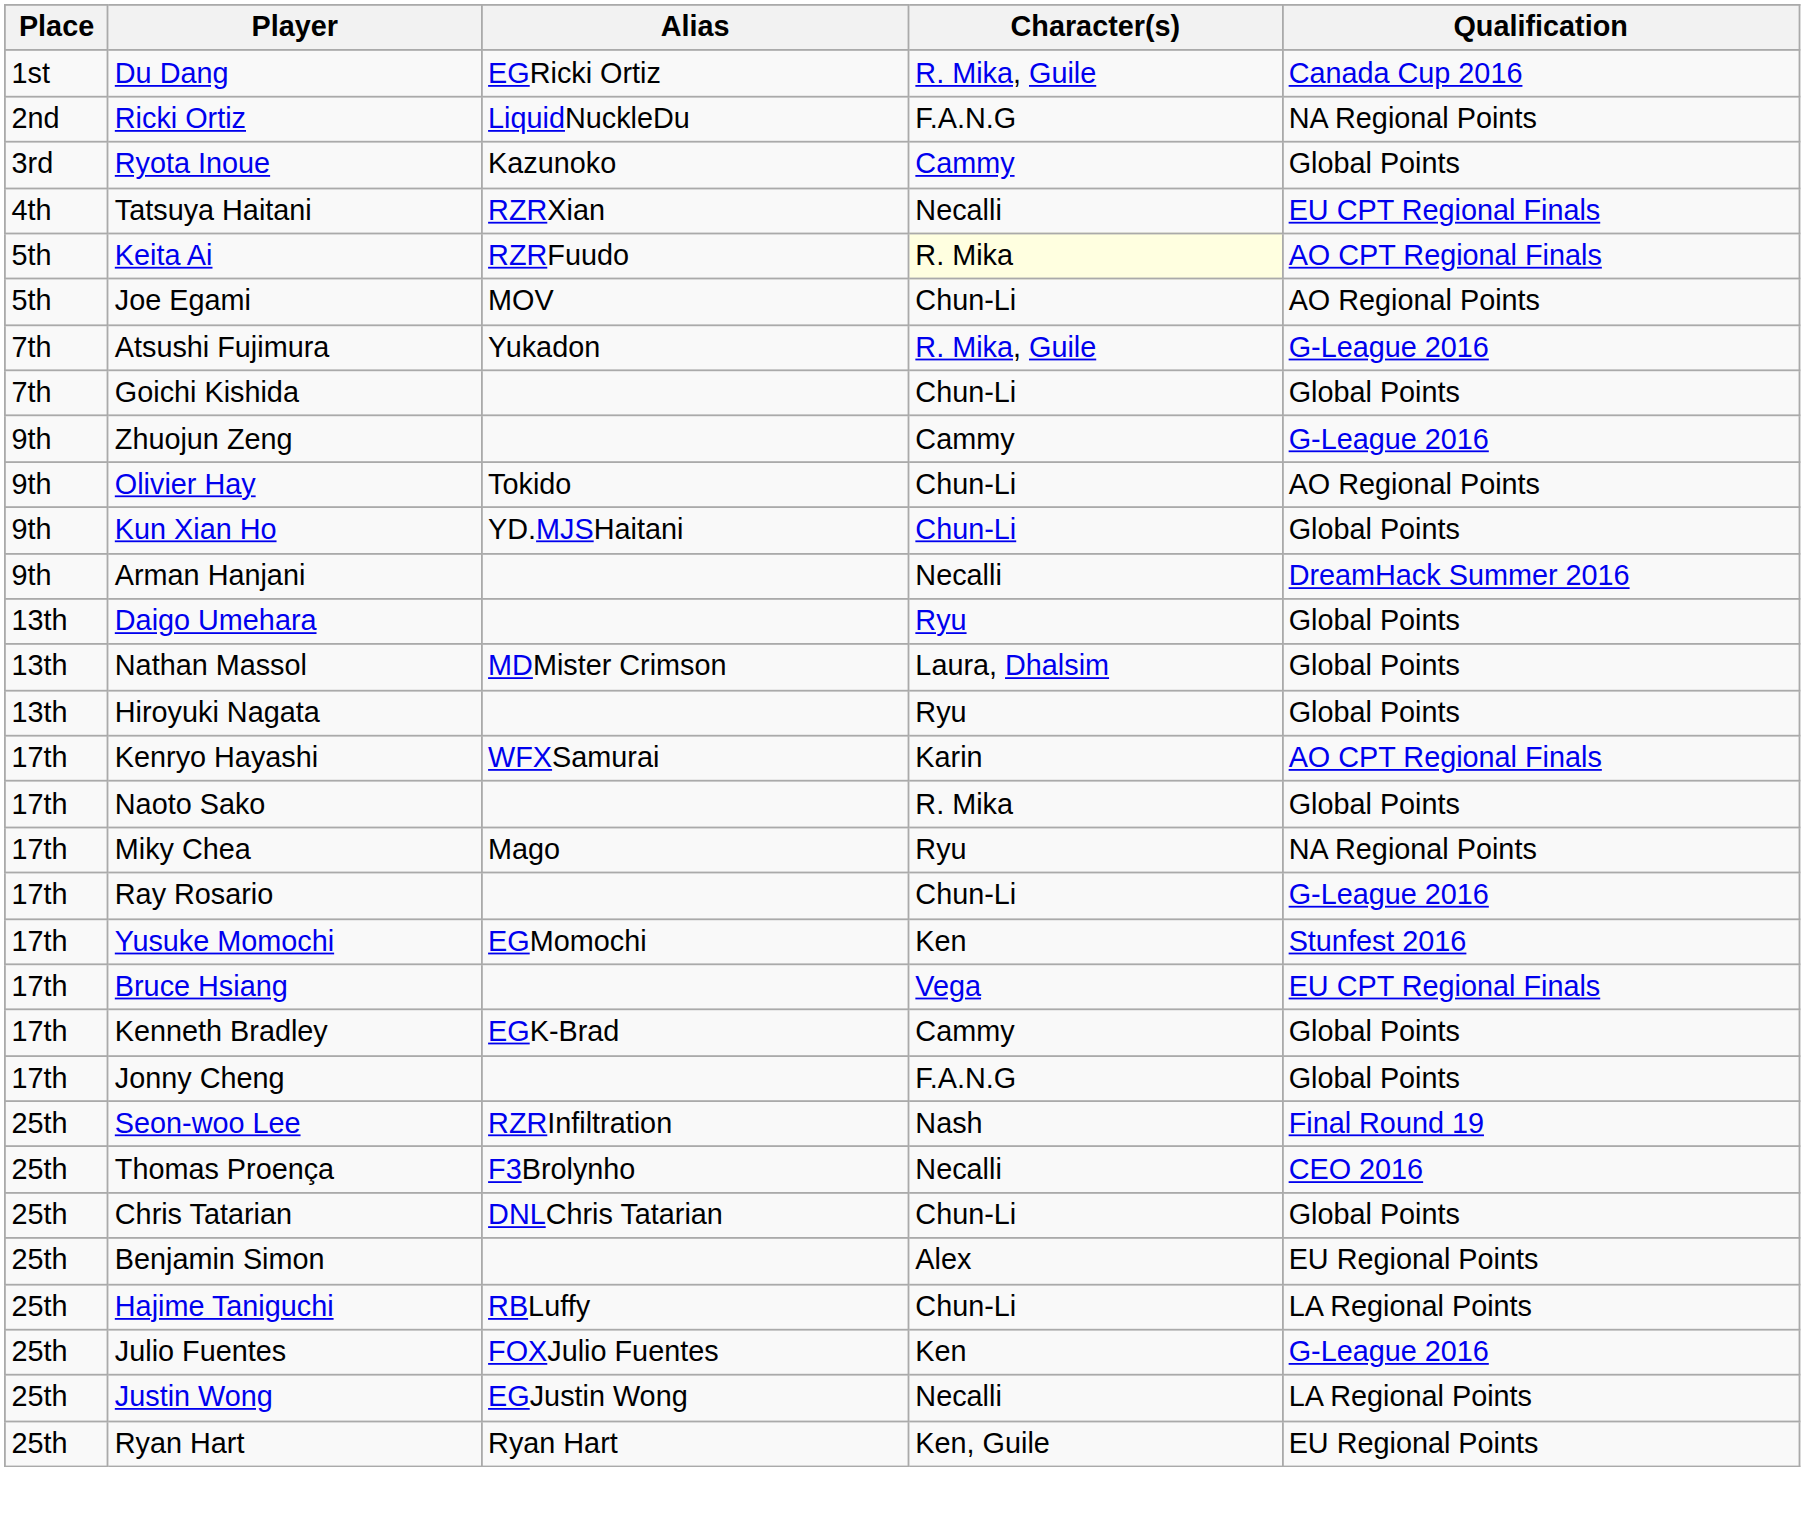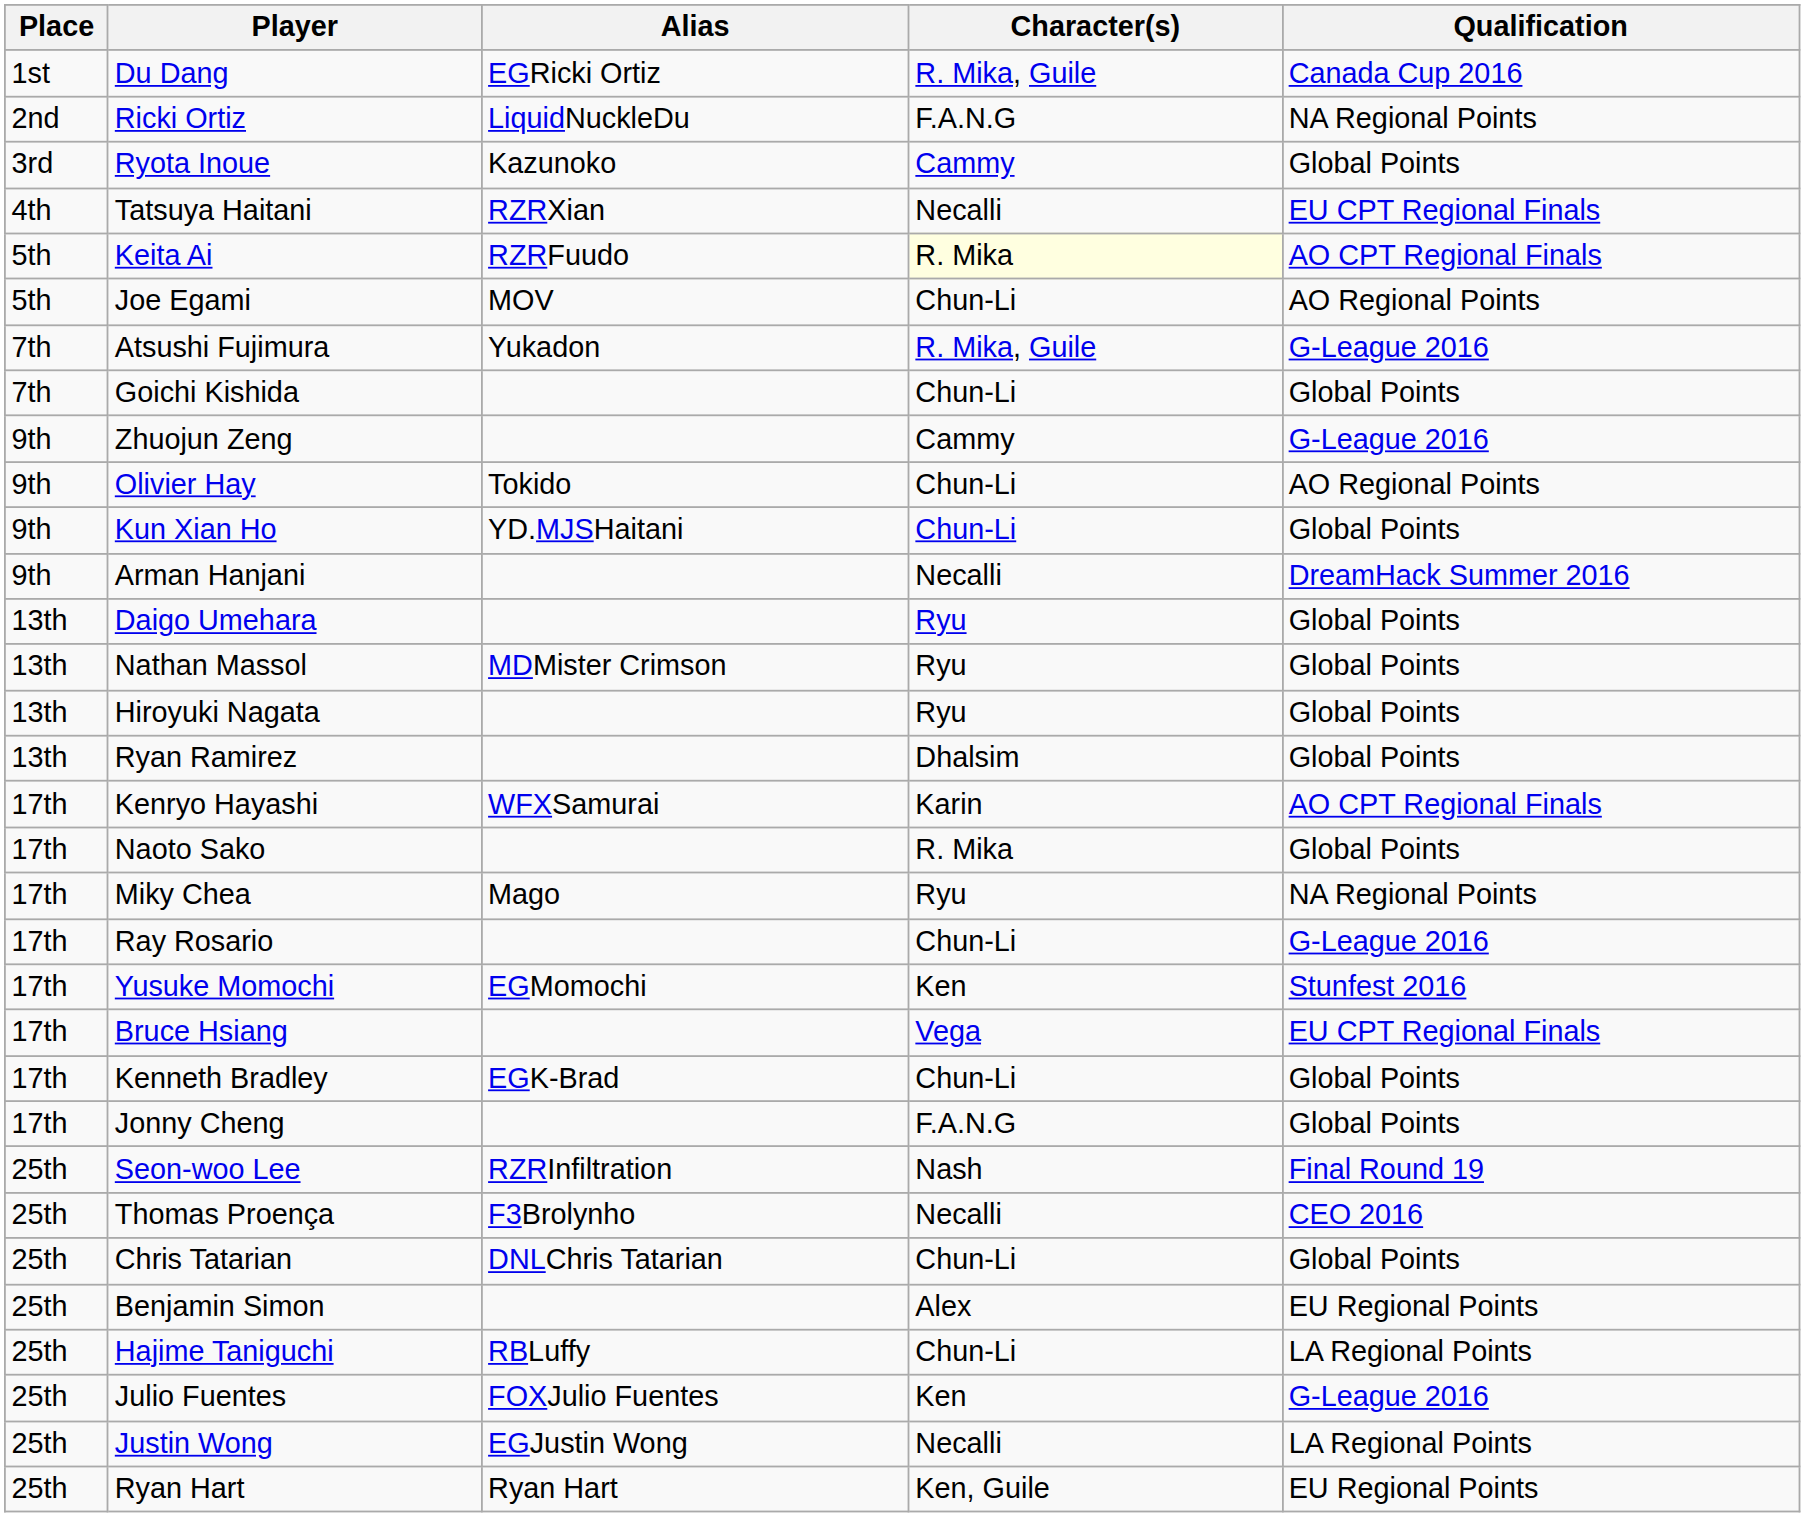(1012, 666) Laura, Dhalsim -> (941, 666) Ryu
+ row: (206, 758)
(965, 1032) Cammy -> (966, 1077) Chun-Li
